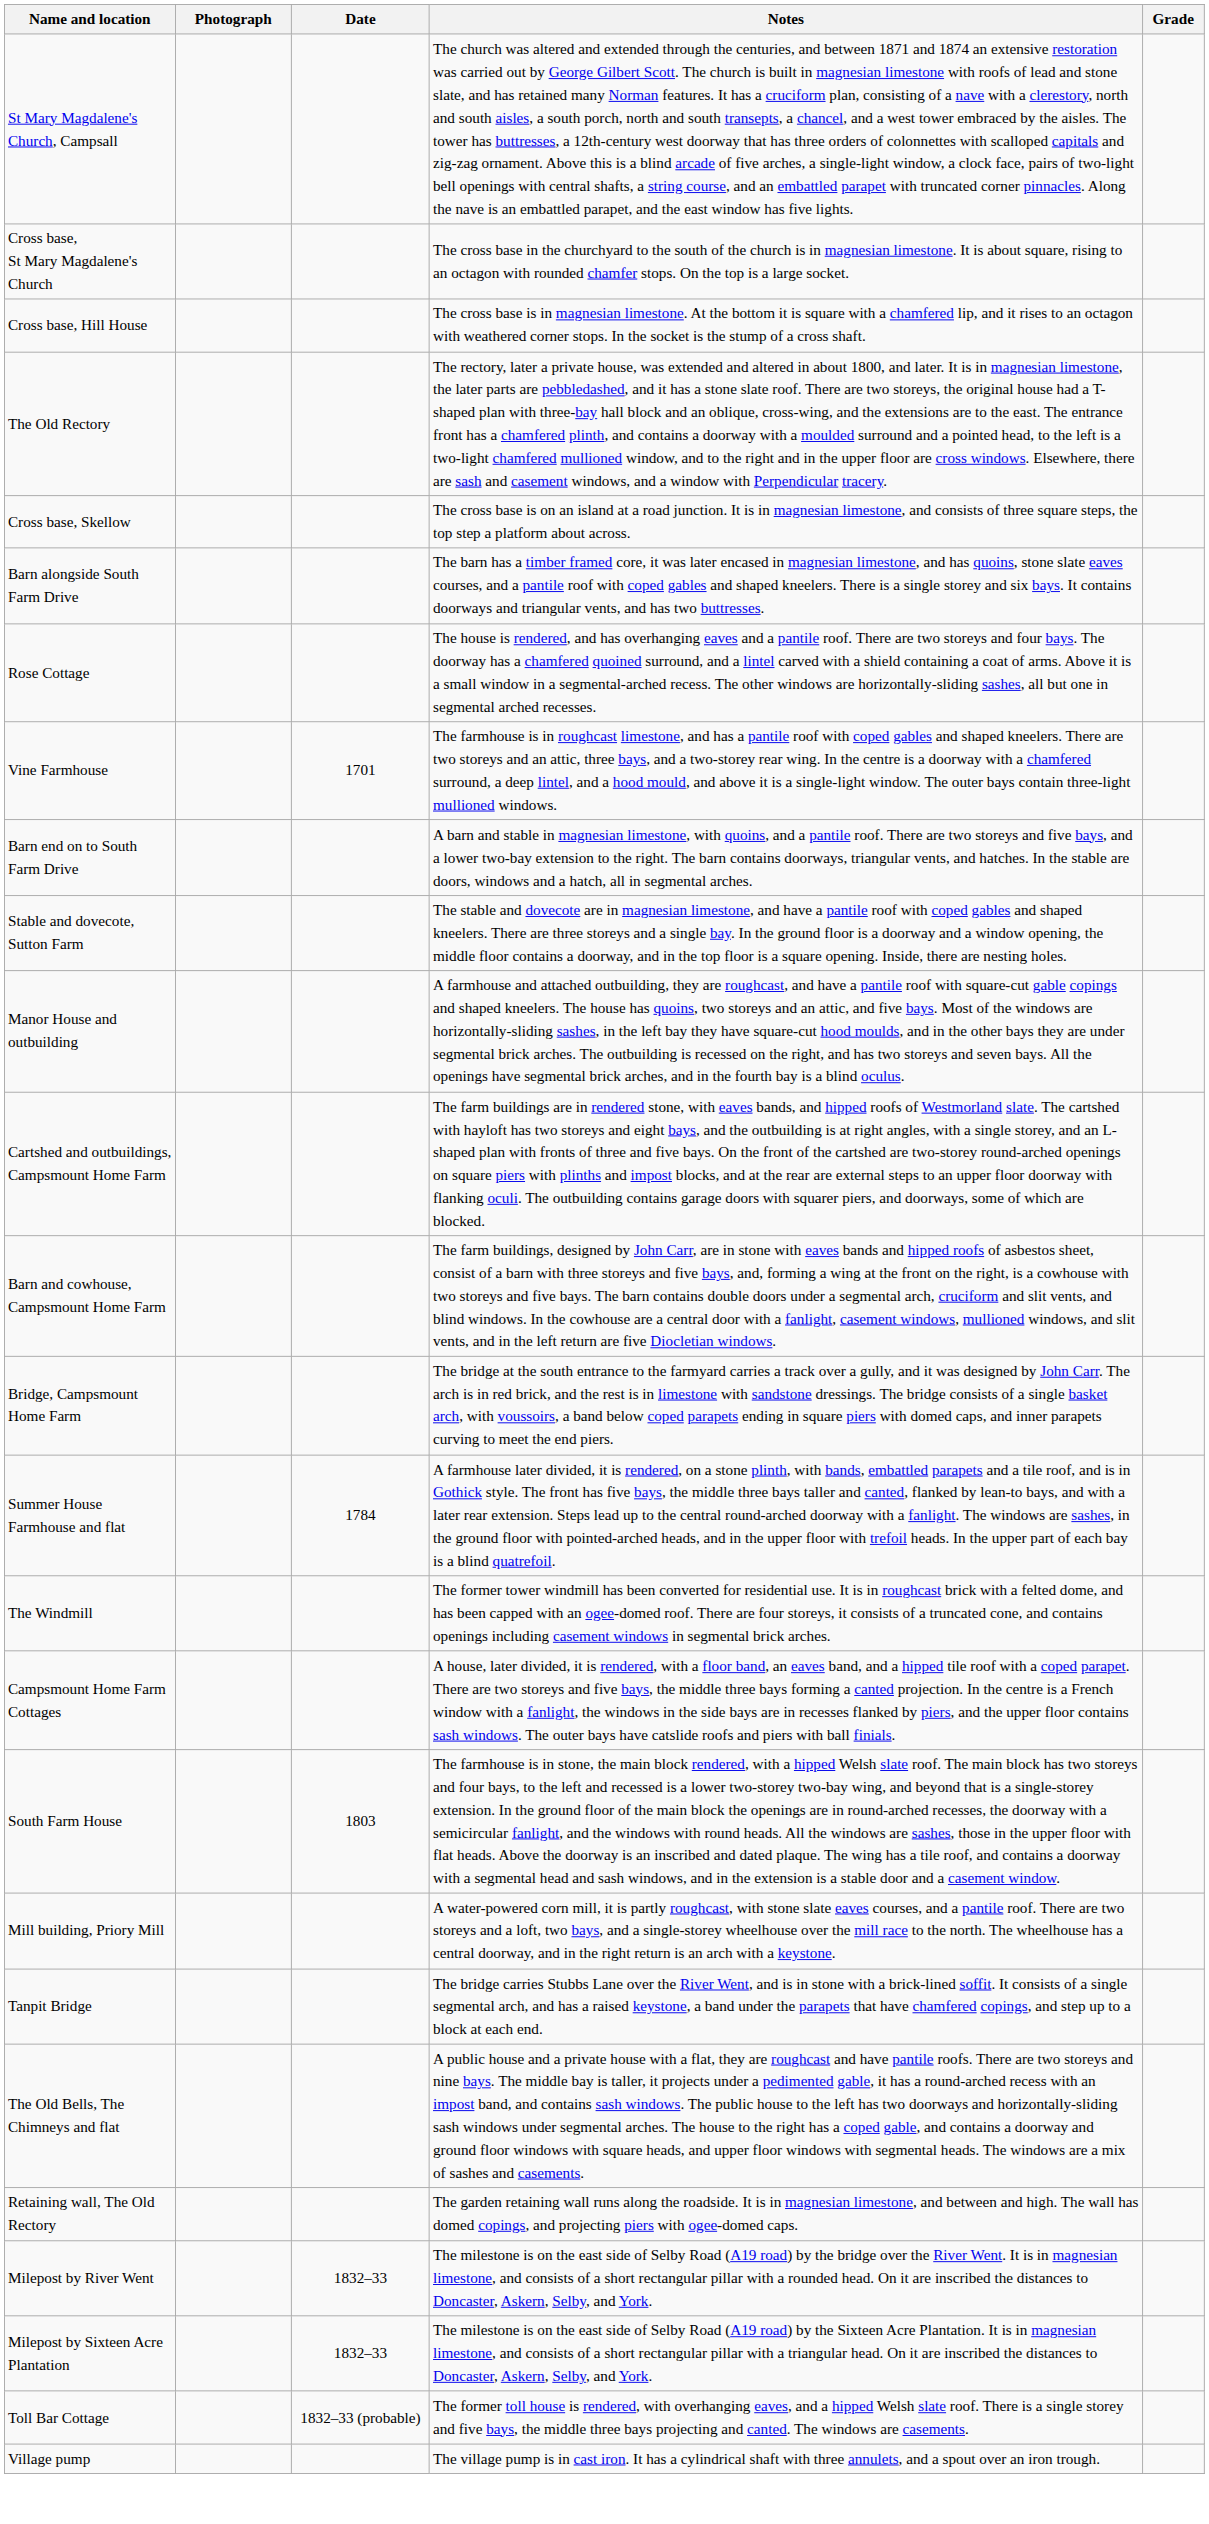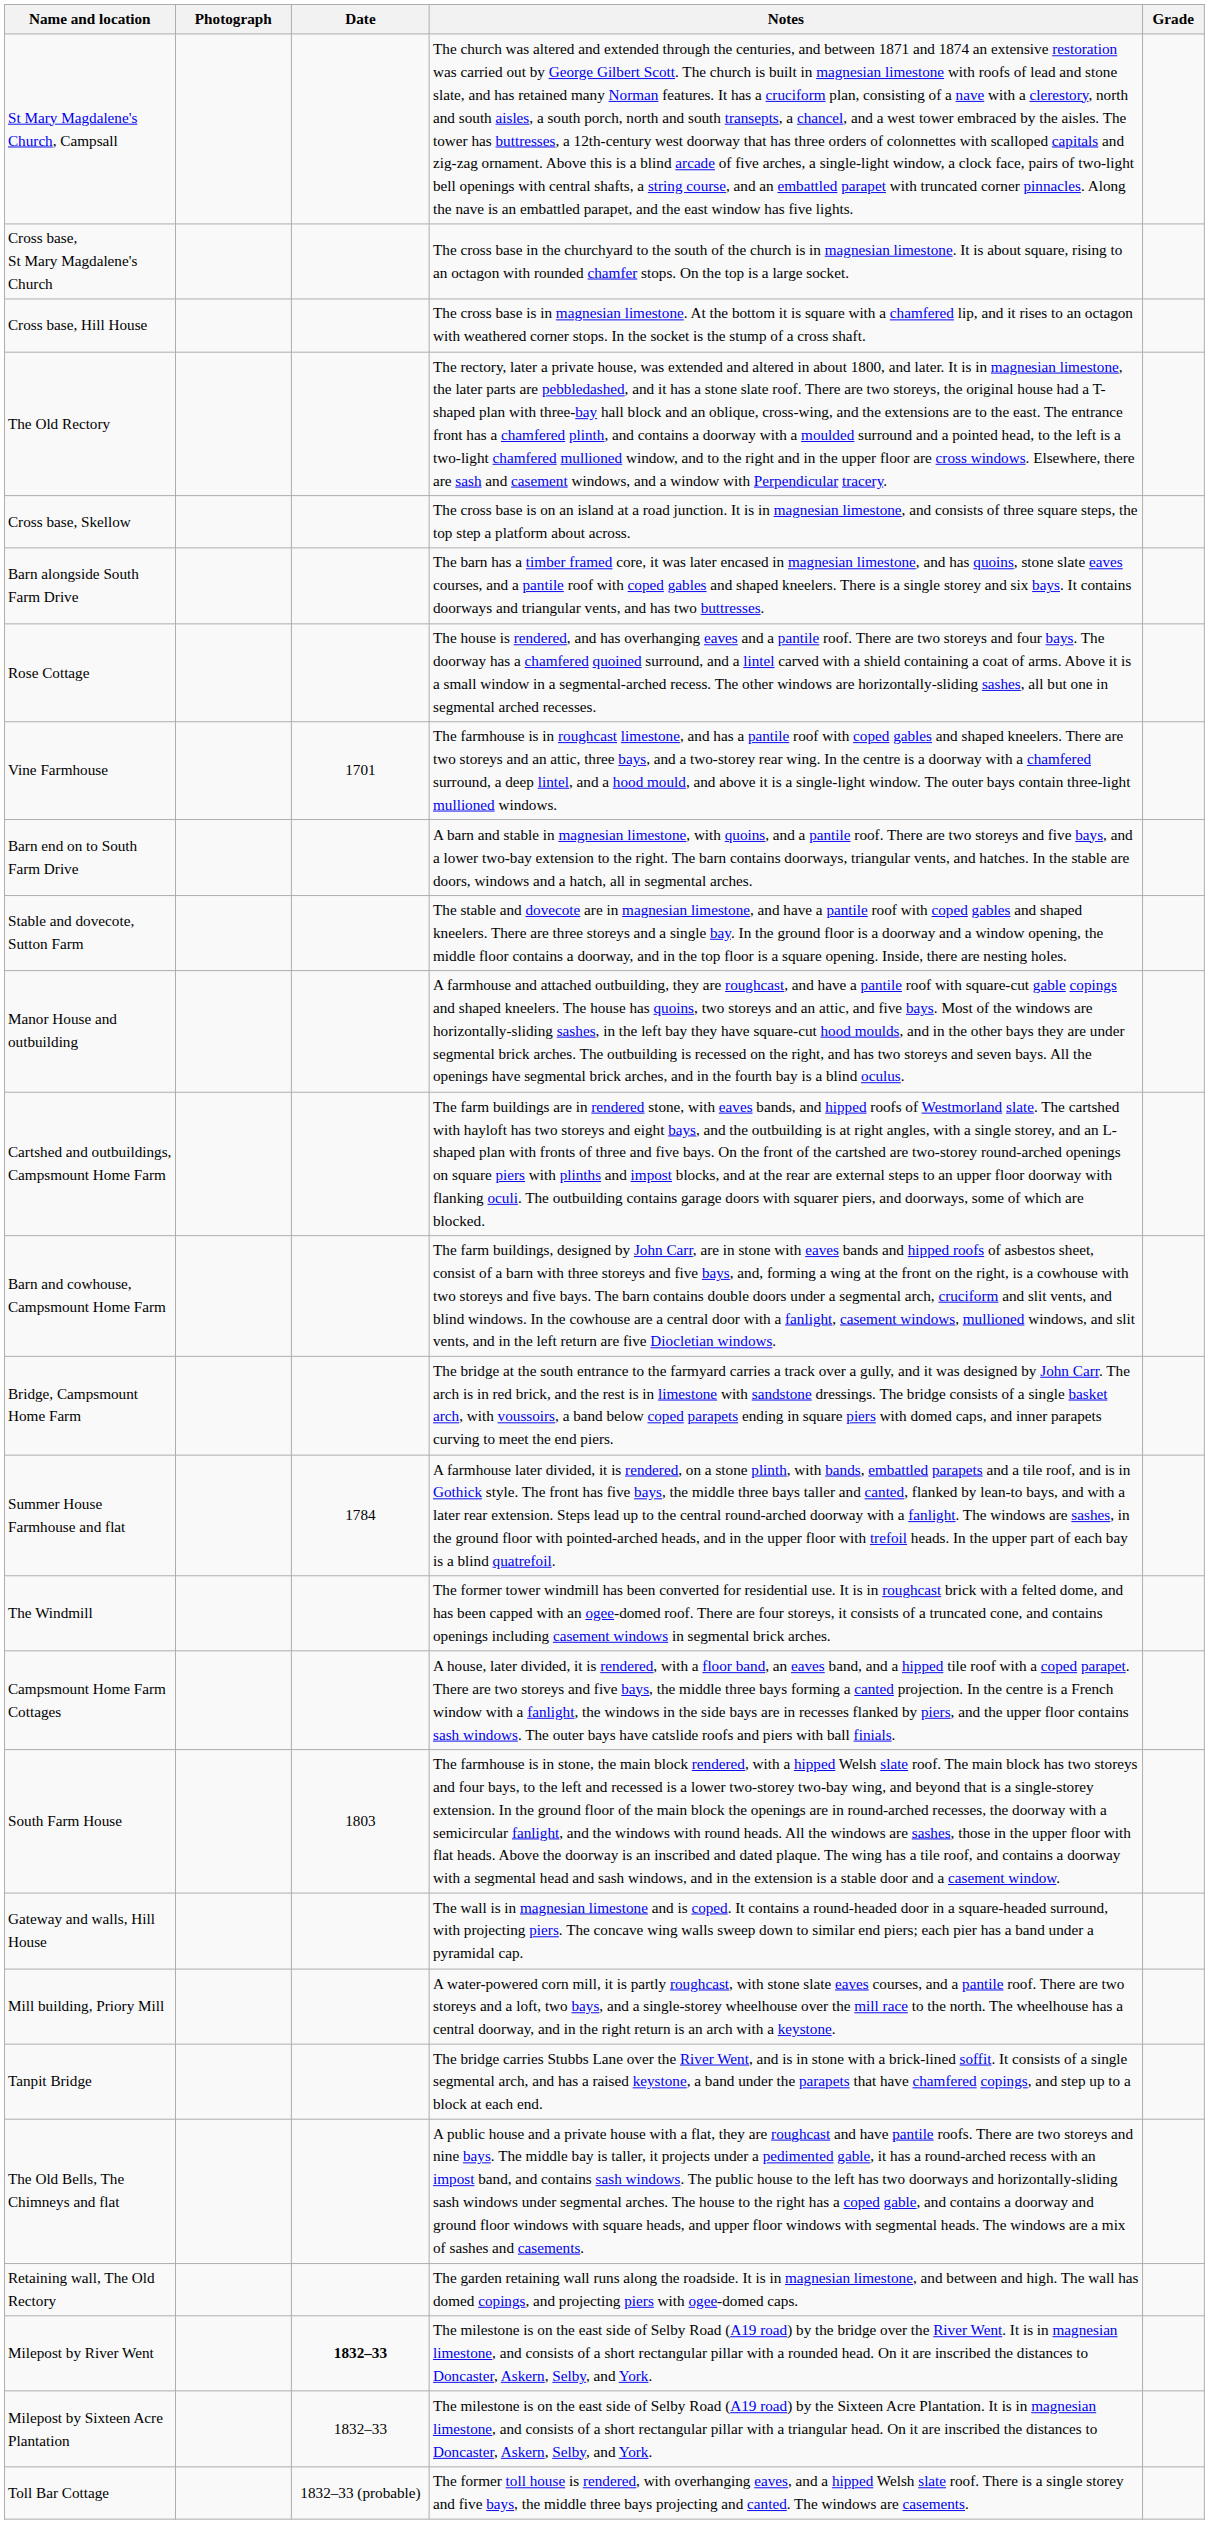+ row: (81, 1930)
(360, 2278) normal -> (360, 2353) bold
- row: (49, 2458)
